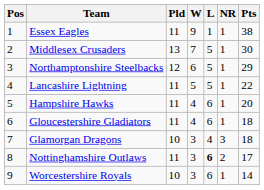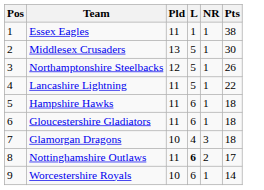- column: (196, 13)
(247, 67) 29 -> (230, 67) 26
(247, 103) 20 -> (230, 103) 18
